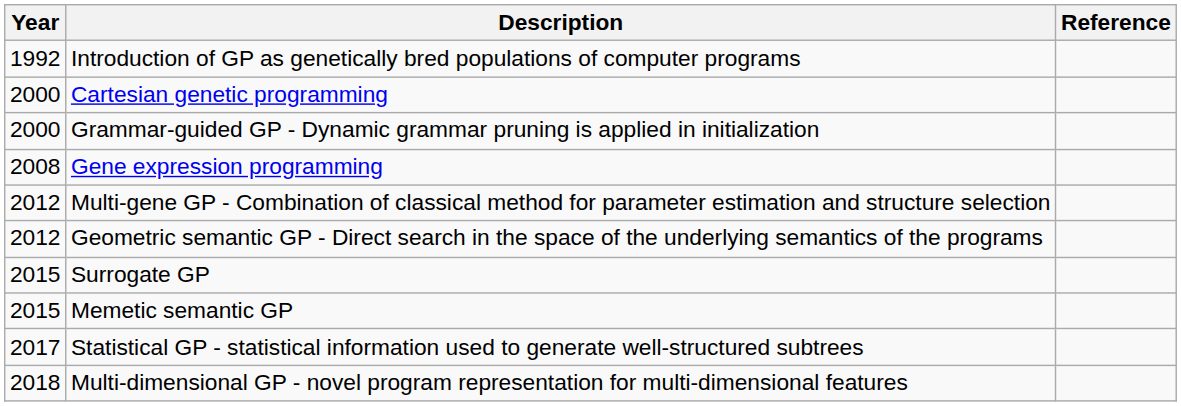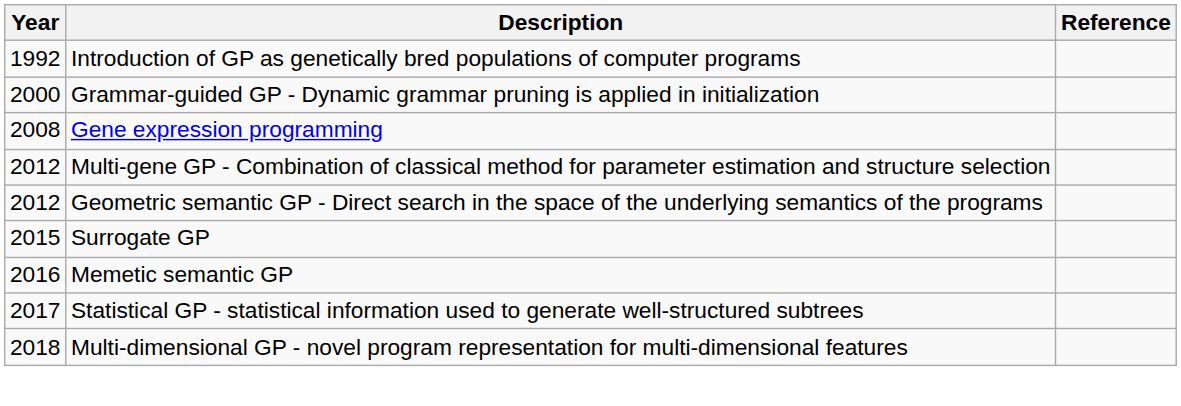- row: (229, 94)
(35, 310) 2015 -> (35, 274) 2016
